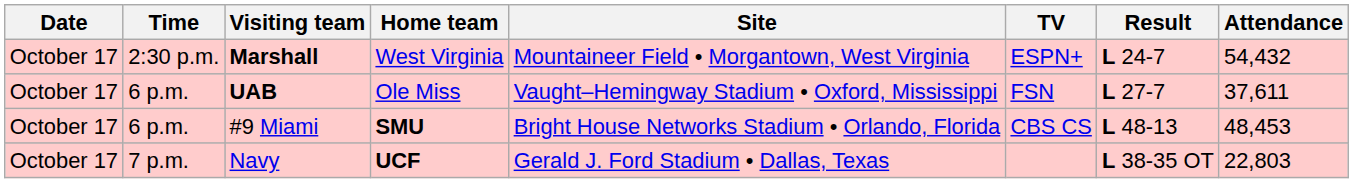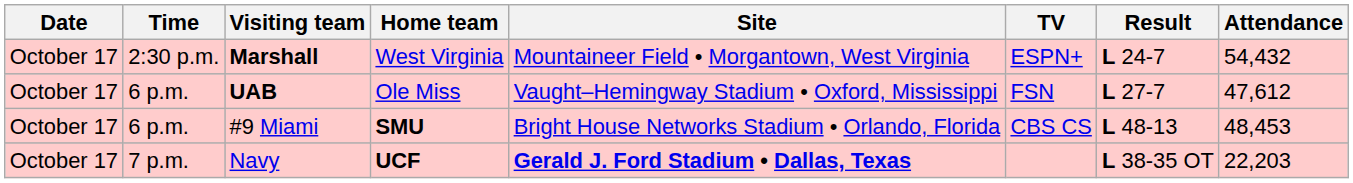(1257, 92) 37,611 -> (1257, 92) 47,612
(701, 161) normal -> (712, 161) bold
(1257, 161) 22,803 -> (1257, 161) 22,203
